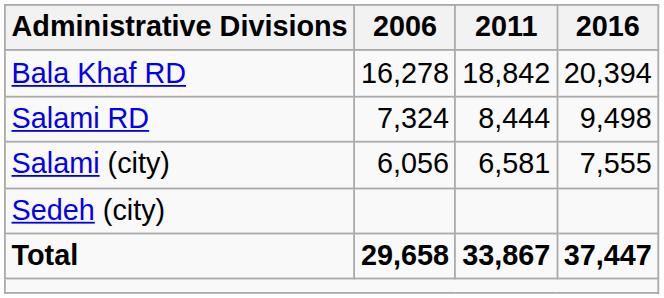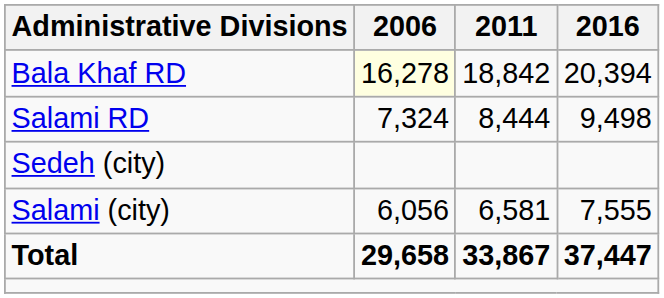(405, 73) no background -> (405, 73) lightyellow background
rows swapped: (91, 164) <-> (88, 210)
